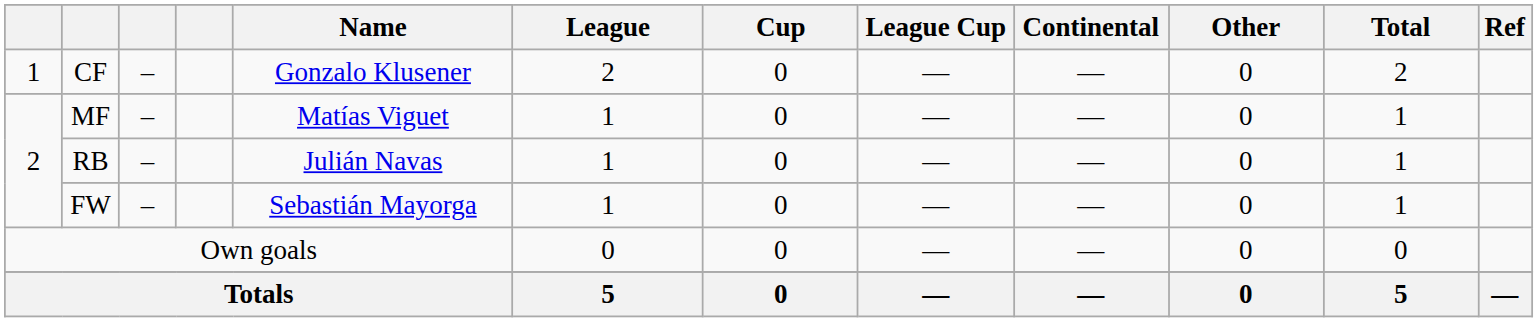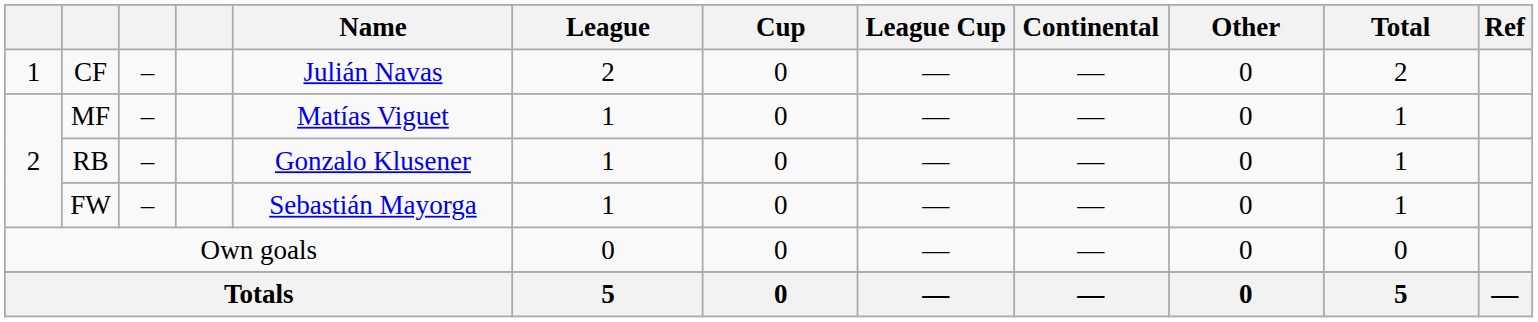(373, 71) Gonzalo Klusener -> (373, 71) Julián Navas
(373, 160) Julián Navas -> (373, 160) Gonzalo Klusener
